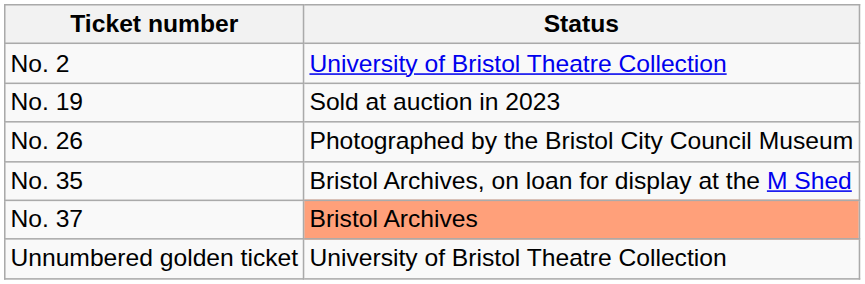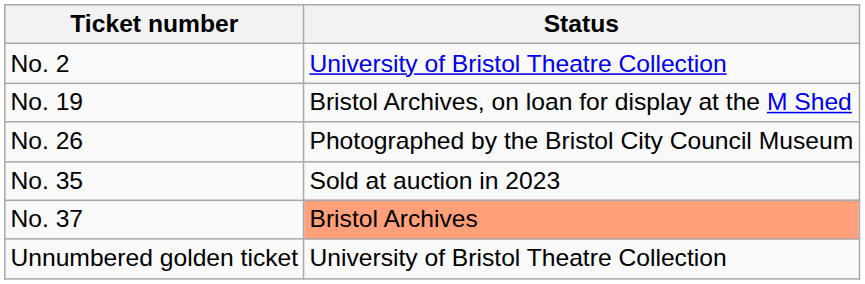(435, 102) Sold at auction in 2023 -> (581, 102) Bristol Archives, on loan for display at the M Shed
(581, 180) Bristol Archives, on loan for display at the M Shed -> (435, 180) Sold at auction in 2023
